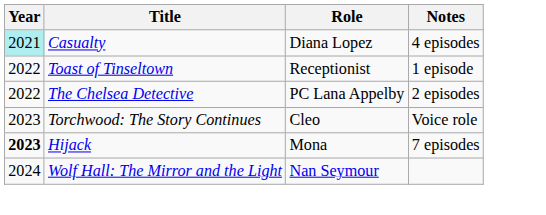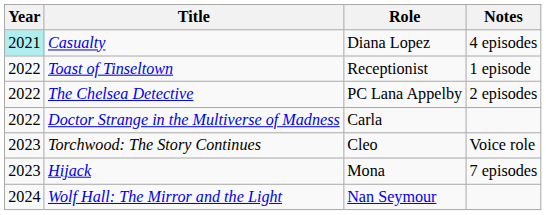+ row: (194, 119)
(24, 145) bold -> (24, 171) normal
